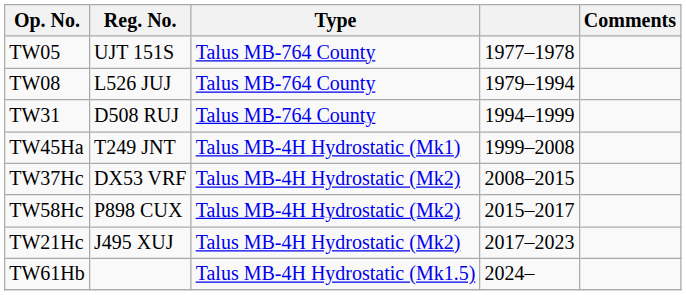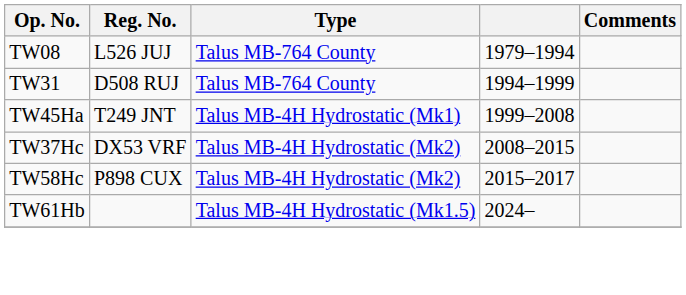- row: (35, 52)
- row: (46, 242)
